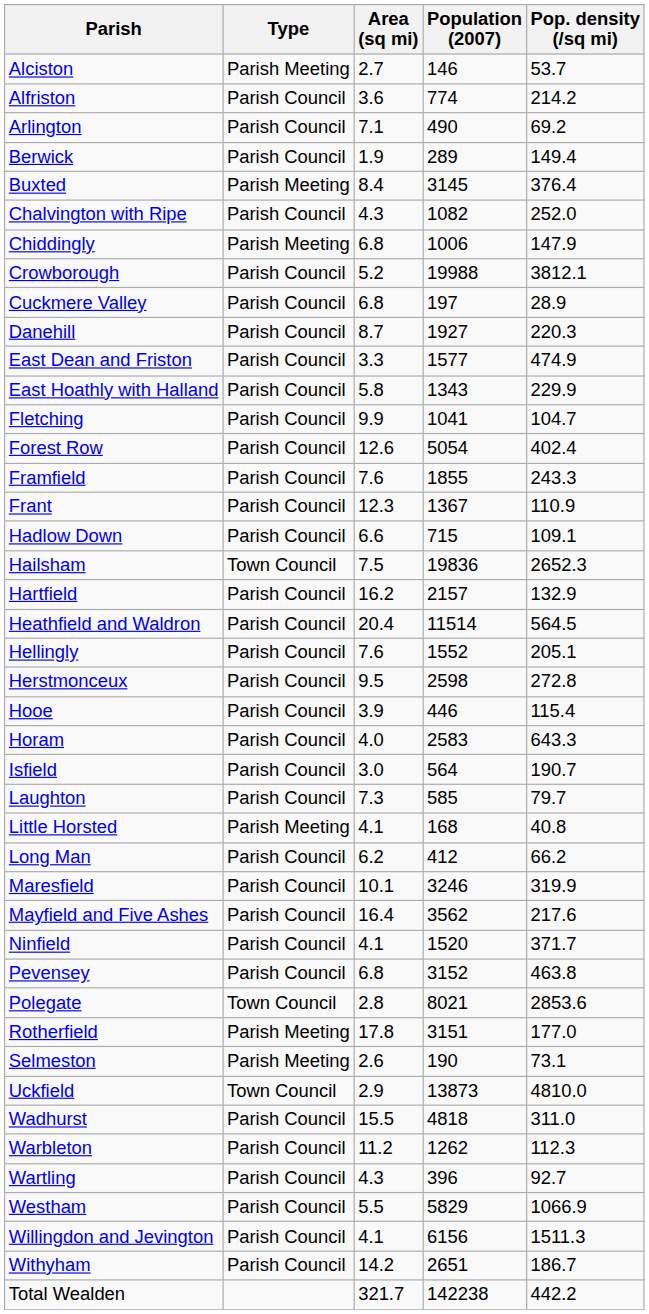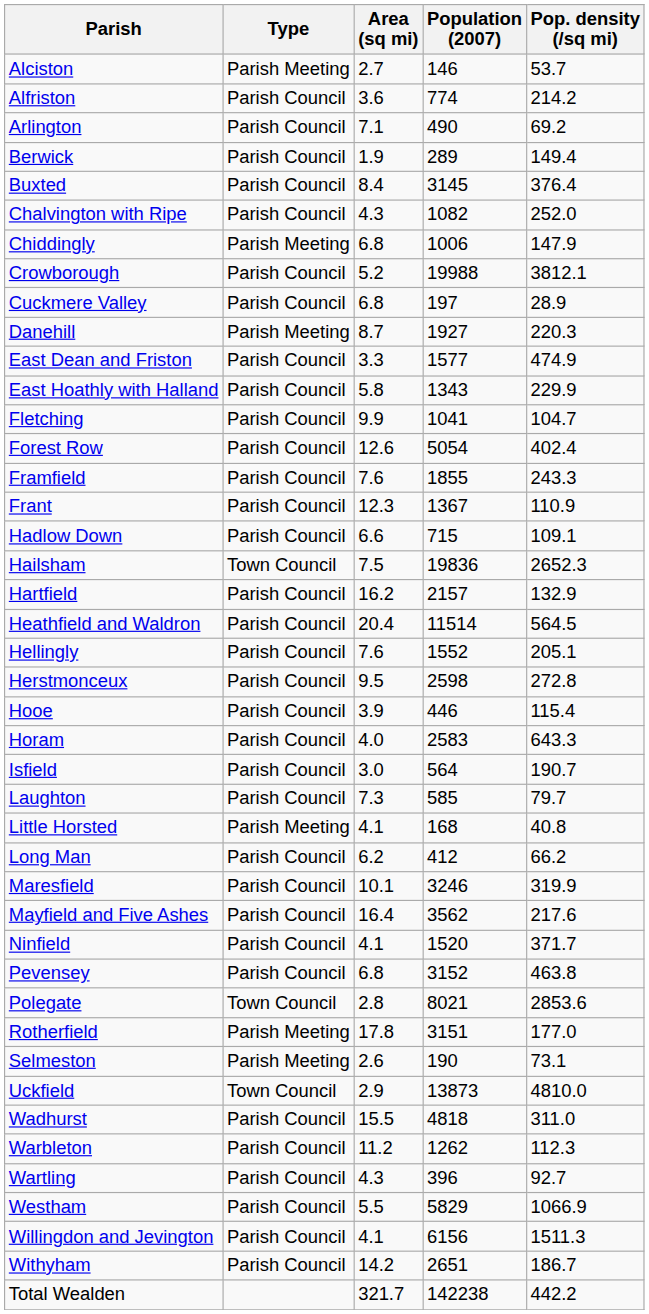(288, 185) Parish Meeting -> (286, 185) Parish Council
(286, 331) Parish Council -> (288, 331) Parish Meeting
